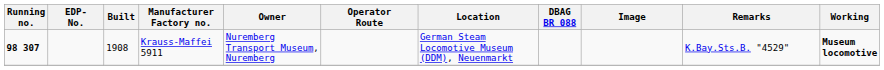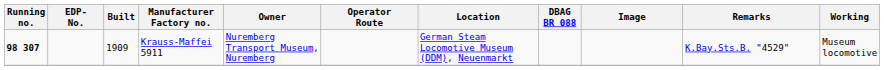(117, 48) 1908 -> (117, 48) 1909
(850, 48) bold -> (850, 48) normal
